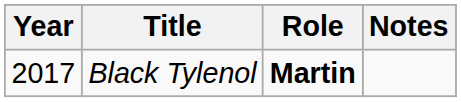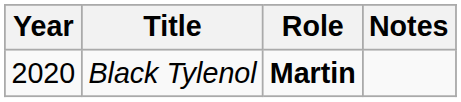(43, 72) 2017 -> (43, 72) 2020
